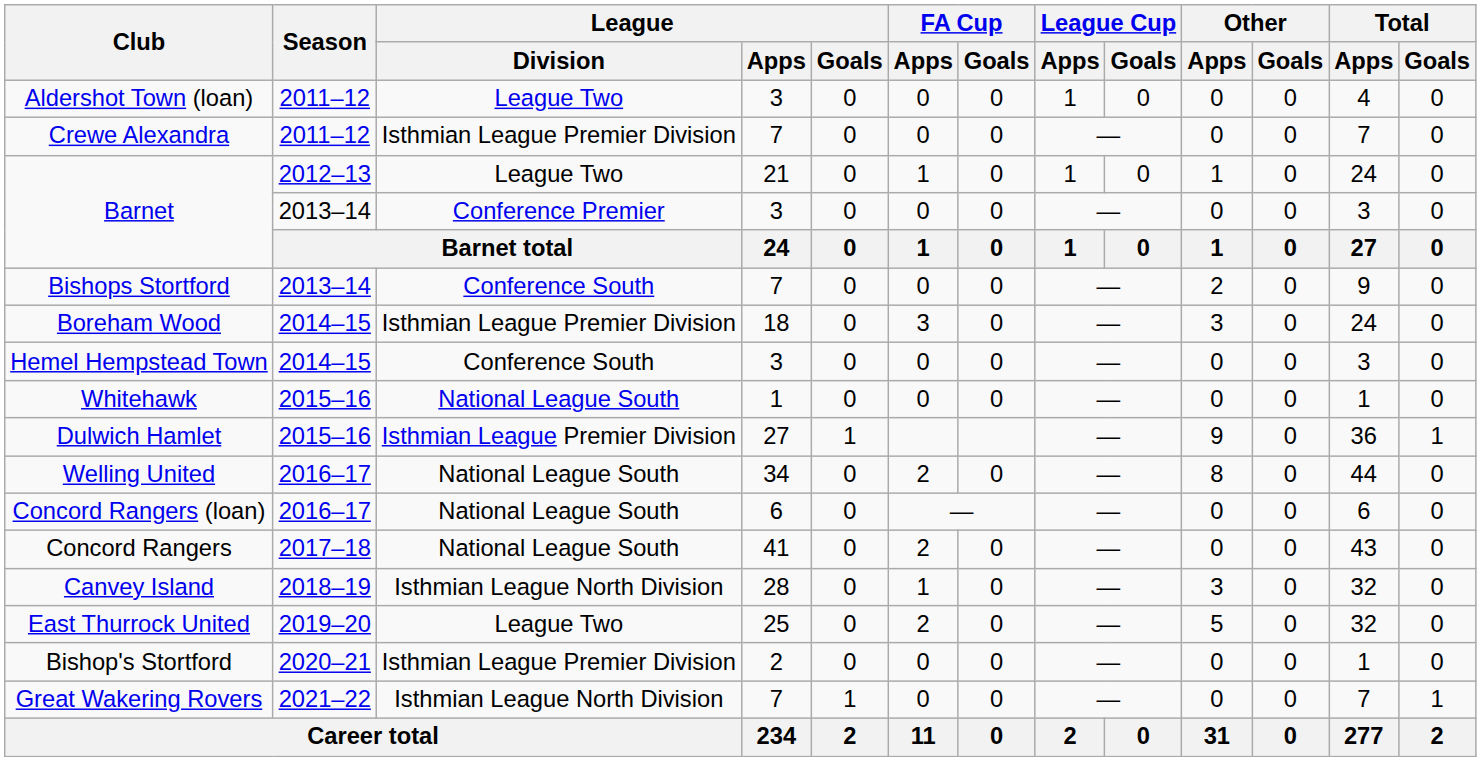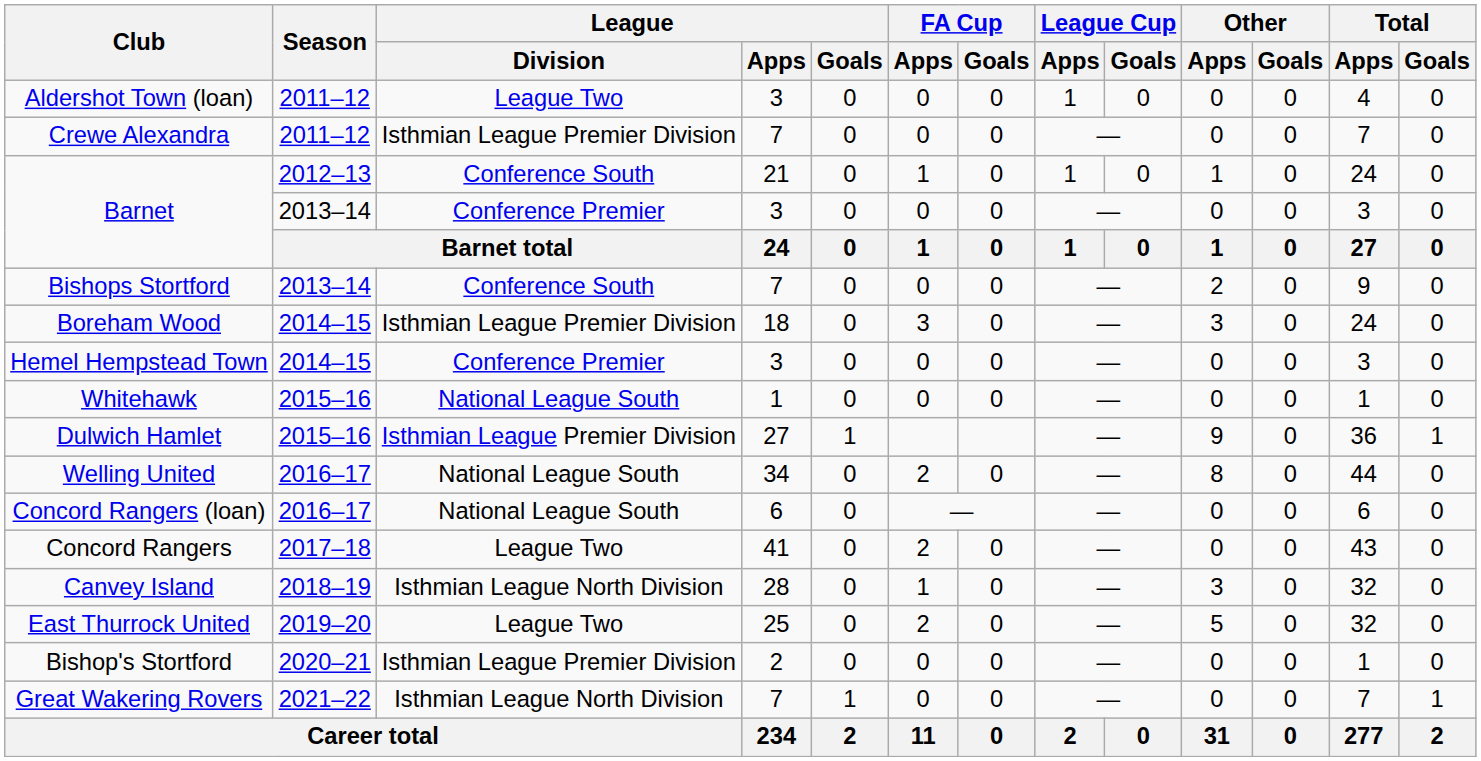(559, 173) League Two -> (559, 173) Conference South
(559, 361) Conference South -> (559, 361) Conference Premier
(559, 549) National League South -> (559, 549) League Two
